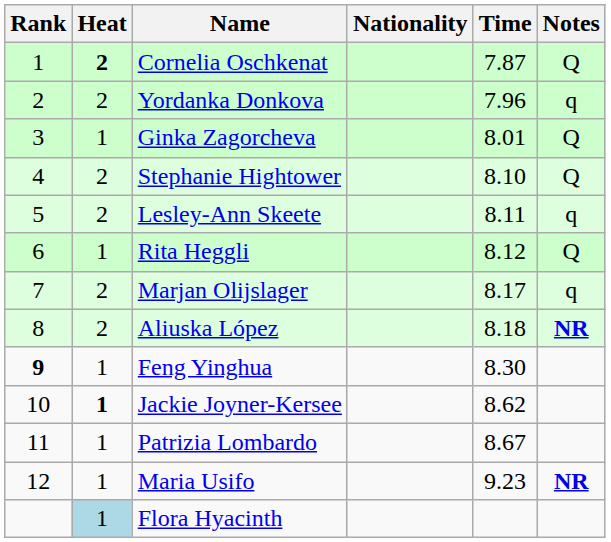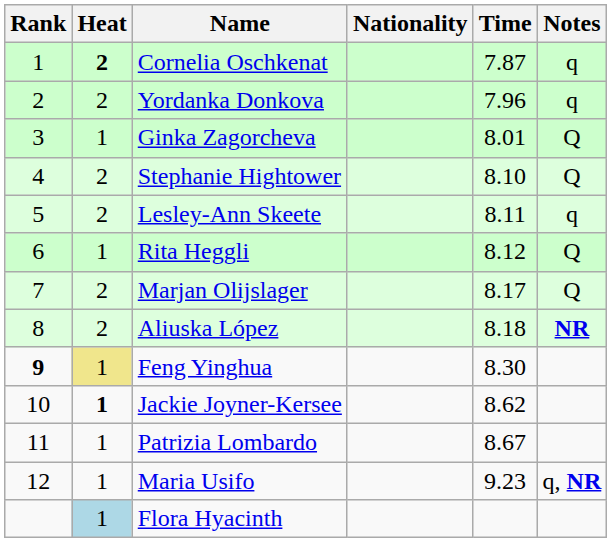(571, 61) Q -> (572, 61) q
(571, 289) q -> (572, 289) Q
(102, 366) no background -> (102, 366) khaki background
(571, 480) NR -> (572, 480) q, NR
